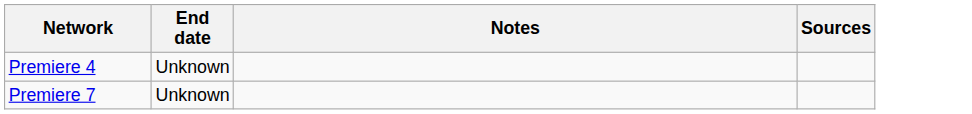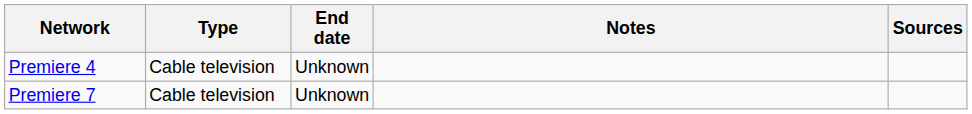+ column: (218, 28)
